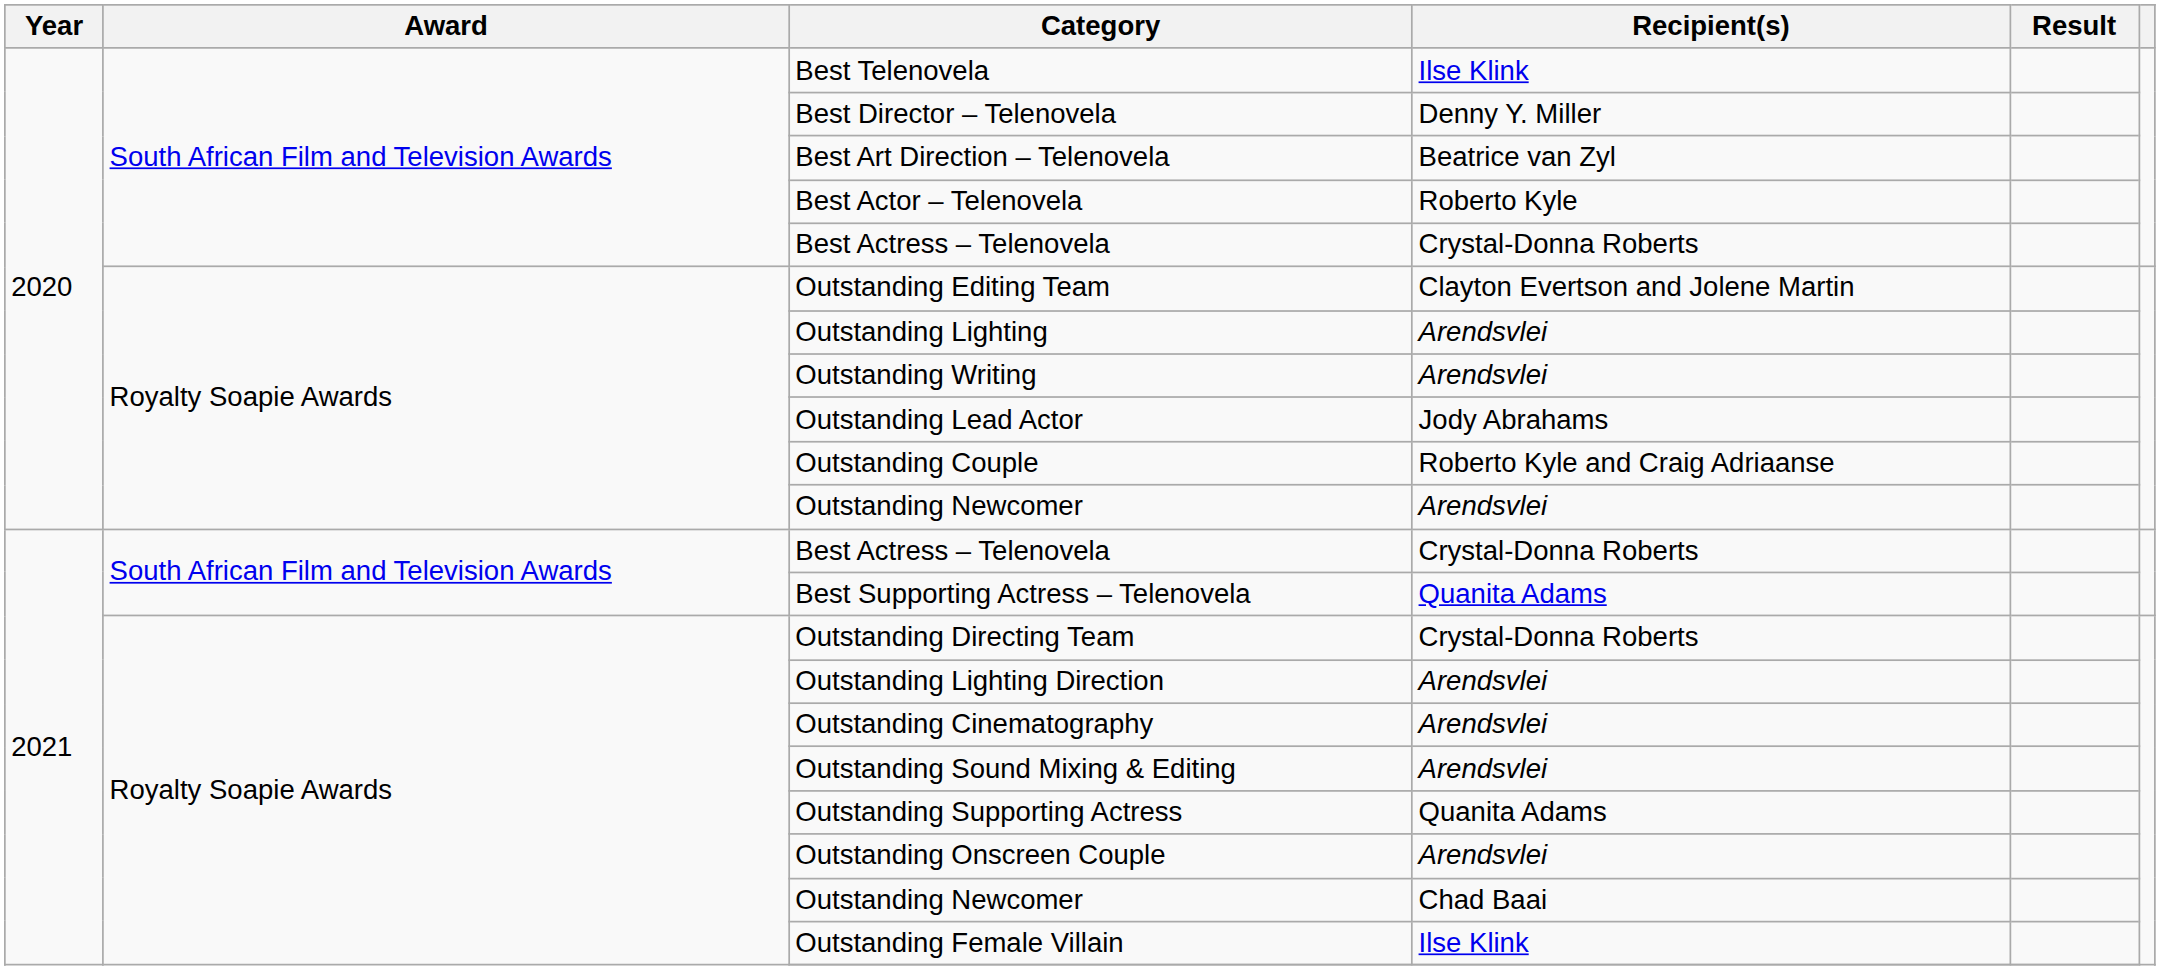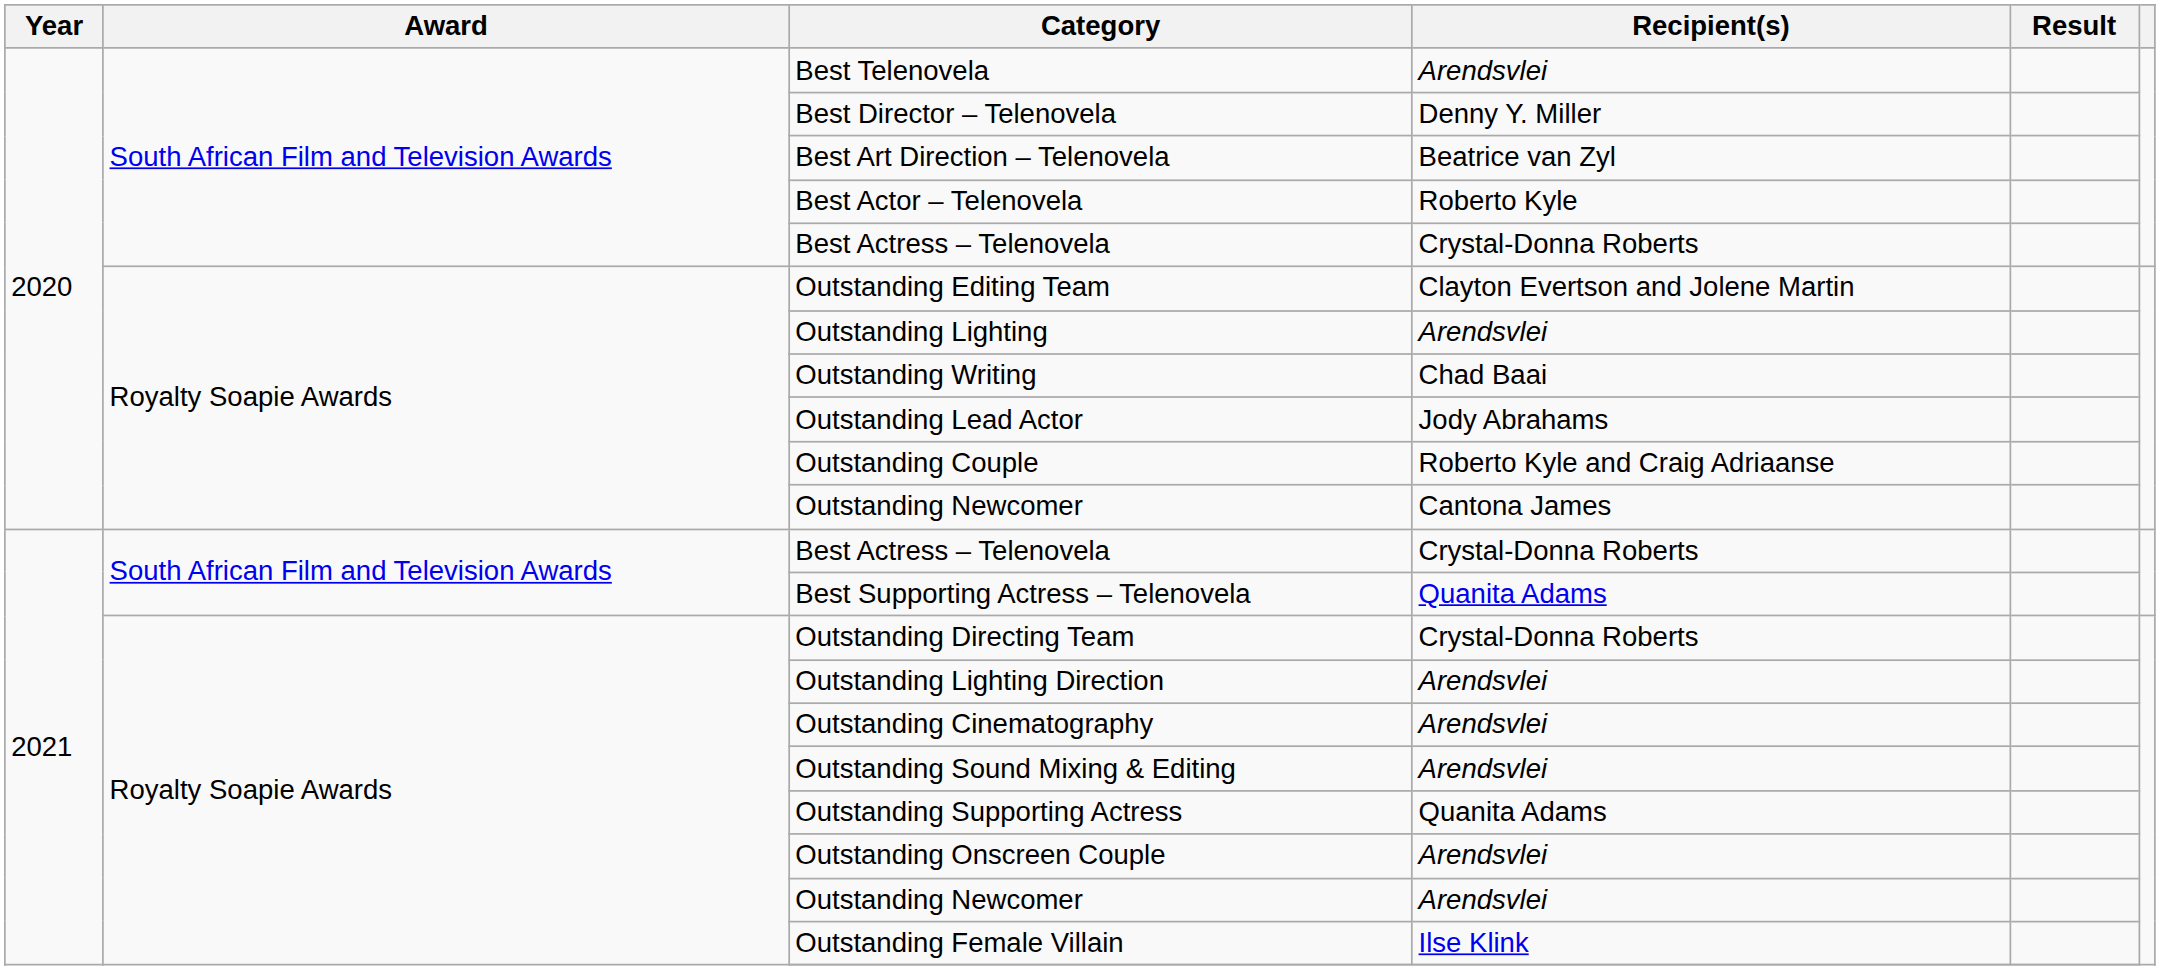(1474, 69) Ilse Klink -> (1483, 69) Arendsvlei
(1483, 375) Arendsvlei -> (1483, 375) Chad Baai
(1483, 506) Arendsvlei -> (1515, 506) Cantona James
(1483, 899) Chad Baai -> (1483, 899) Arendsvlei
